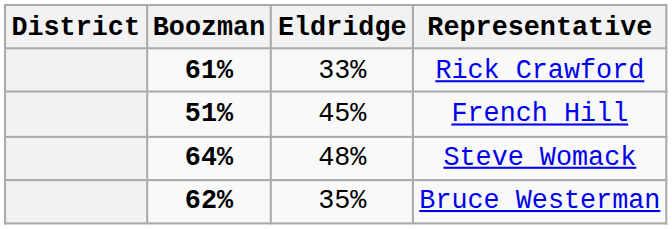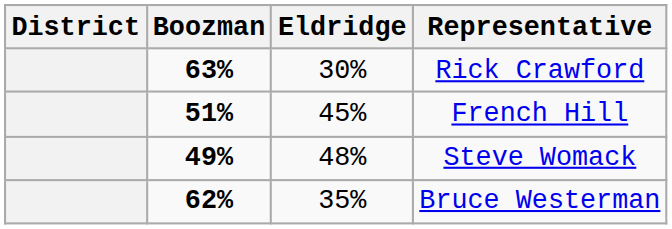(209, 70) 61% -> (209, 70) 63%
(342, 70) 33% -> (342, 70) 30%
(209, 158) 64% -> (209, 158) 49%
